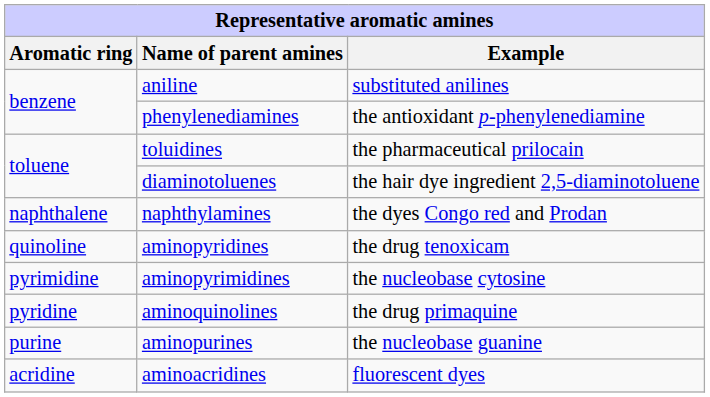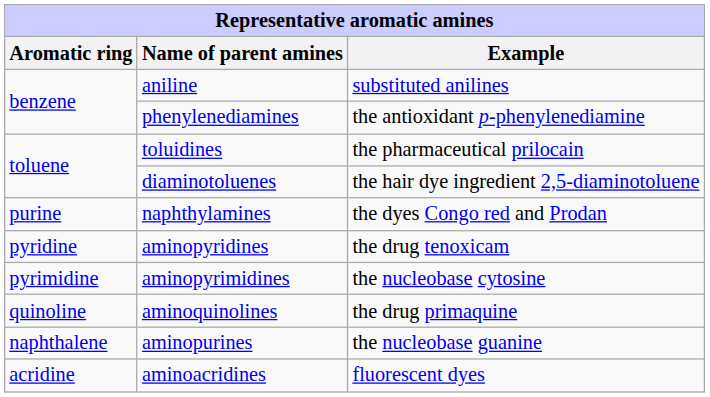(58, 213) naphthalene -> (35, 213) purine
(48, 246) quinoline -> (43, 246) pyridine
(43, 310) pyridine -> (48, 310) quinoline
(35, 342) purine -> (58, 342) naphthalene
